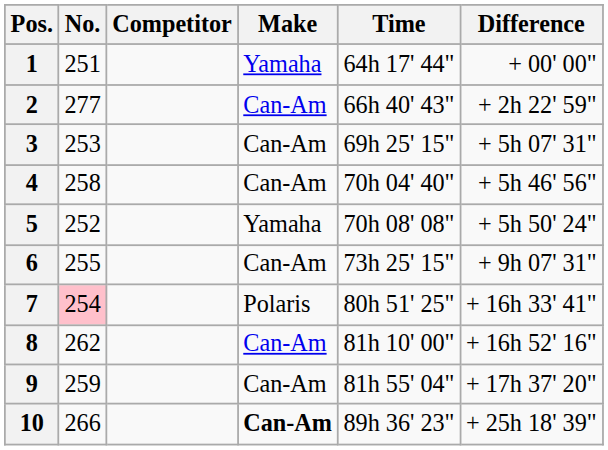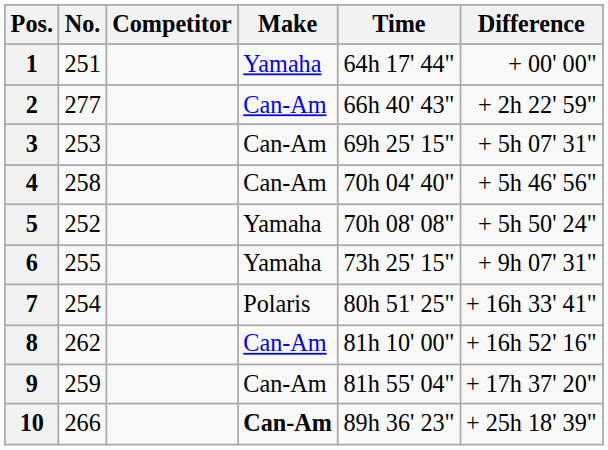(285, 263) Can-Am -> (282, 263) Yamaha
(83, 303) pink background -> (83, 303) no background
